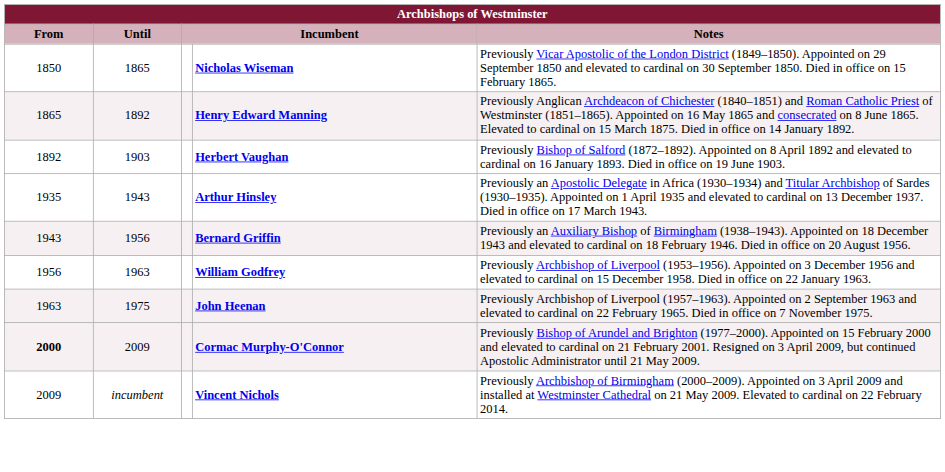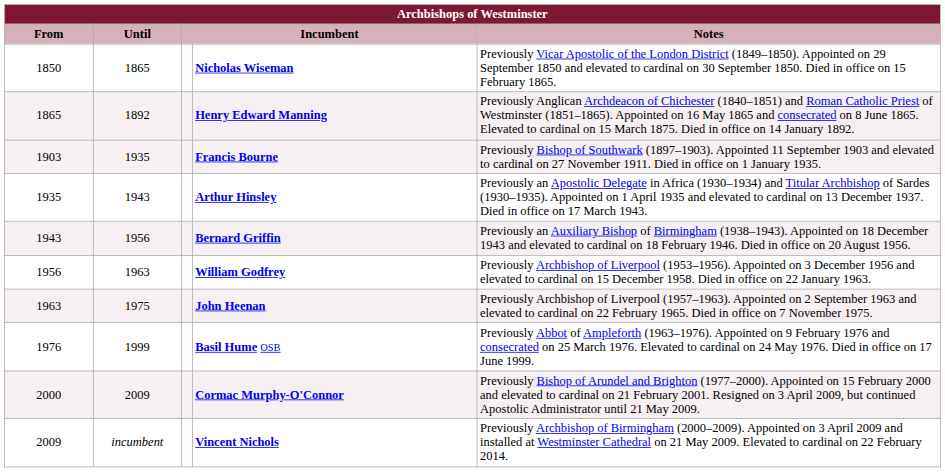- row: (242, 156)
+ row: (237, 156)
+ row: (238, 346)
(49, 346) bold -> (49, 394) normal
